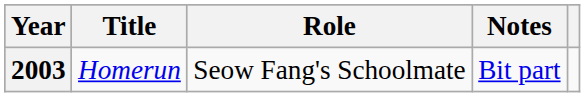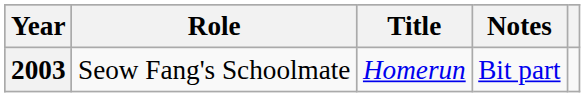columns swapped: (129, 26) <-> (330, 26)
